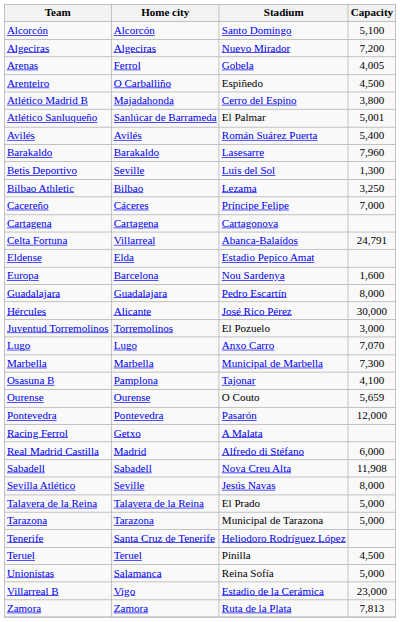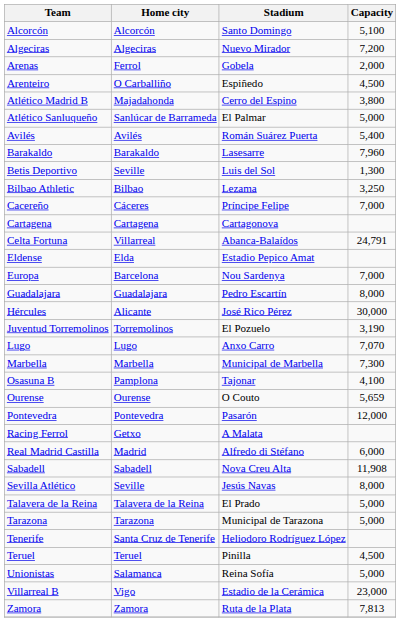(372, 65) 4,005 -> (372, 65) 2,000
(372, 118) 5,001 -> (372, 118) 5,000
(372, 275) 1,600 -> (372, 275) 7,000
(372, 328) 3,000 -> (372, 328) 3,190
